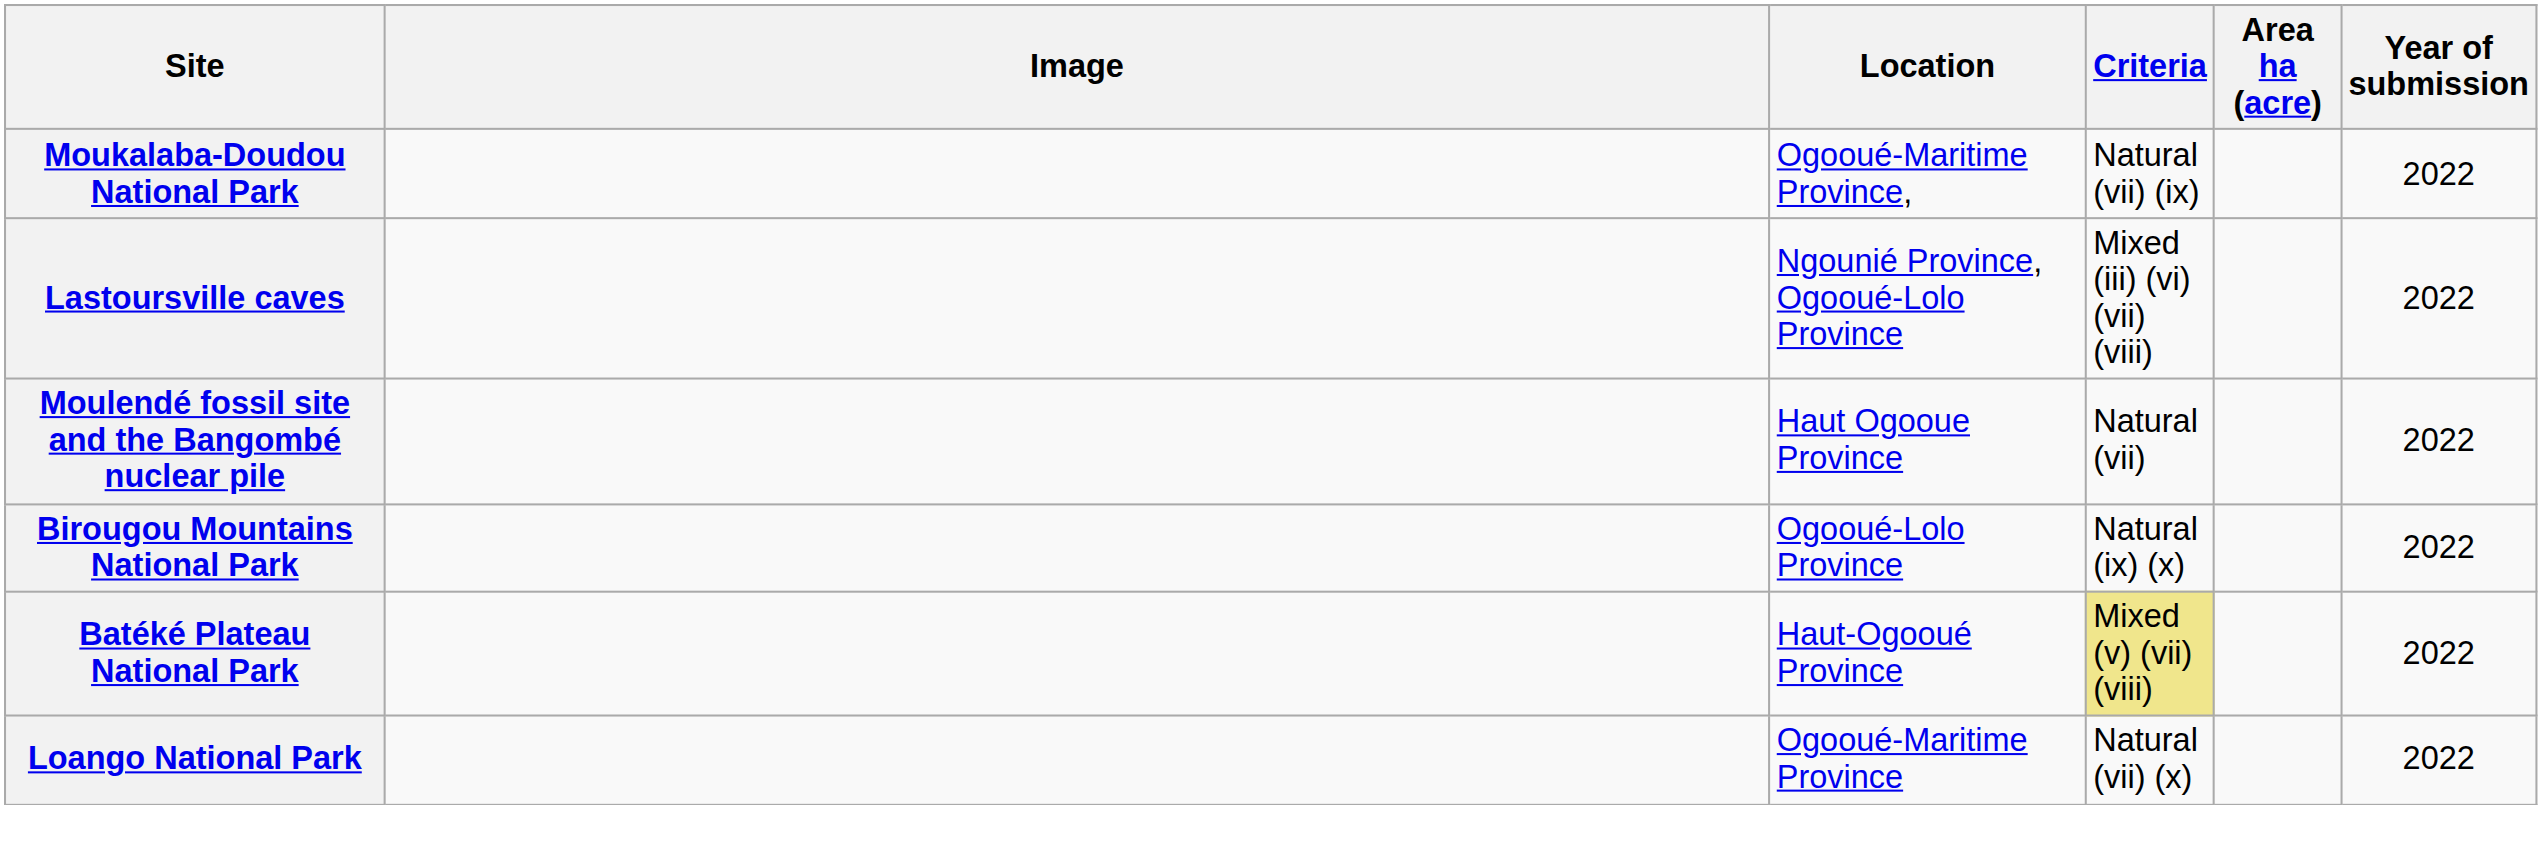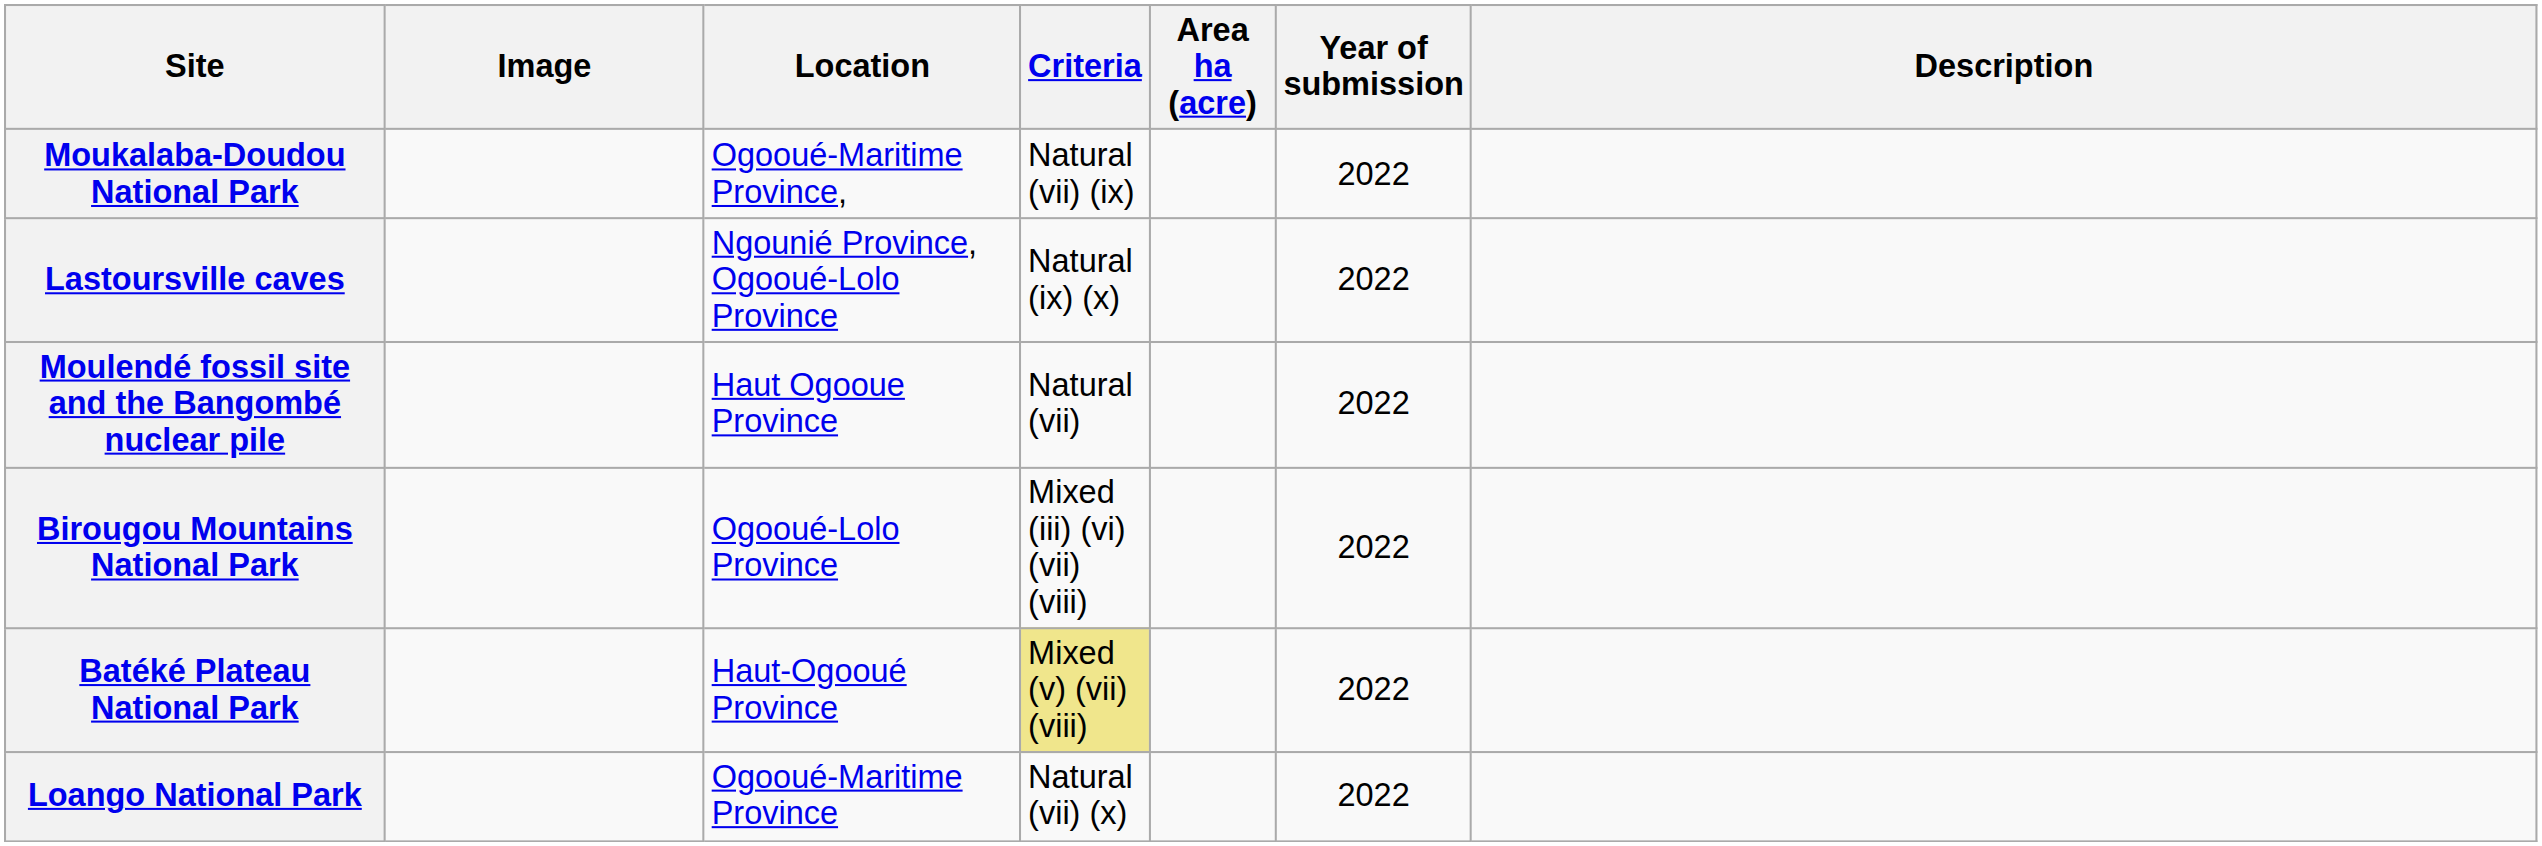+ column: (2004, 66)
(2142, 297) Mixed (iii) (vi) (vii) (viii) -> (1080, 279) Natural (ix) (x)
(2146, 546) Natural (ix) (x) -> (1077, 546) Mixed (iii) (vi) (vii) (viii)
